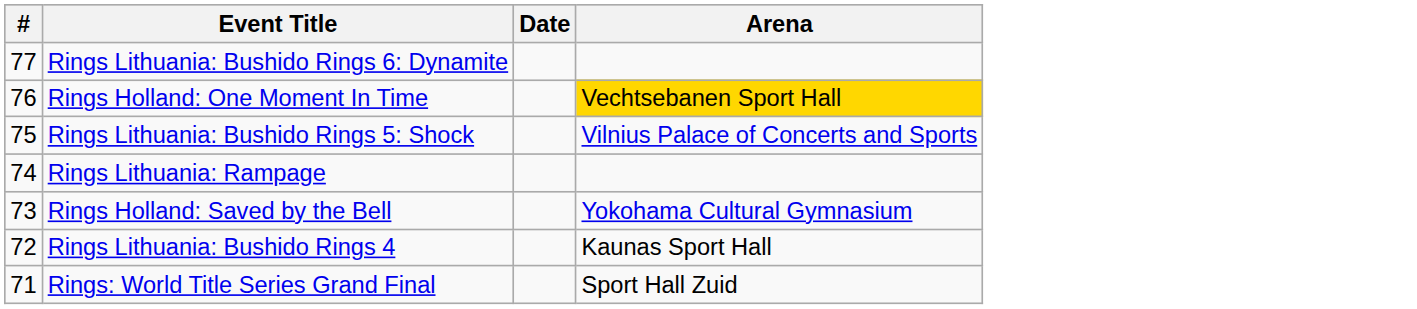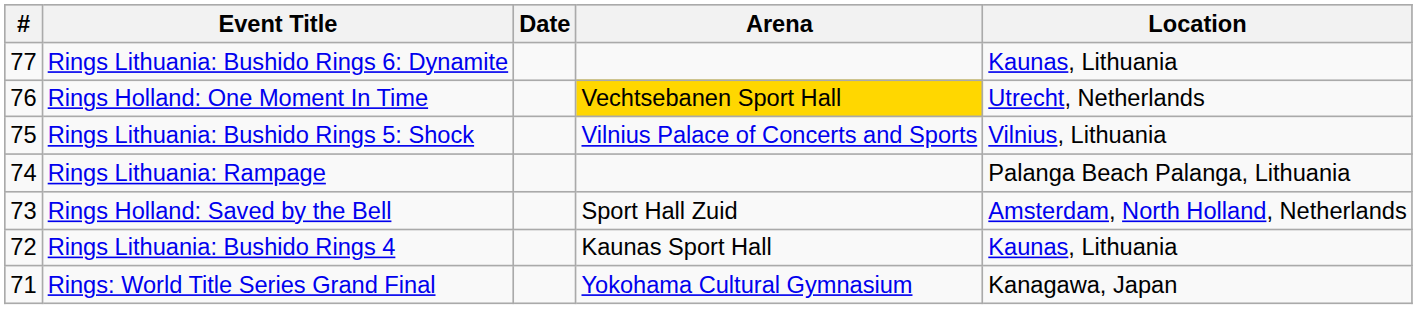+ column: (1198, 24)
(747, 210) Yokohama Cultural Gymnasium -> (660, 210) Sport Hall Zuid
(660, 285) Sport Hall Zuid -> (747, 285) Yokohama Cultural Gymnasium
